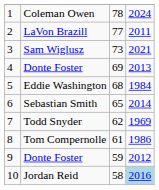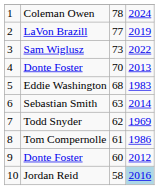(140, 31) 2011 -> (140, 31) 2019
(140, 49) 2021 -> (140, 49) 2022
(118, 67) 69 -> (118, 67) 70
(140, 85) 1984 -> (140, 85) 1983
(118, 103) 65 -> (118, 103) 63
(118, 157) 59 -> (118, 157) 60
